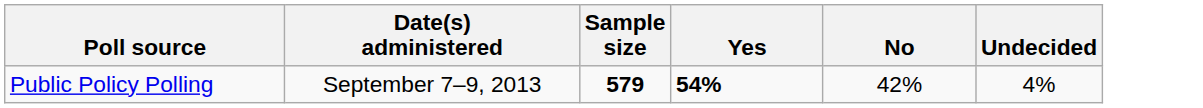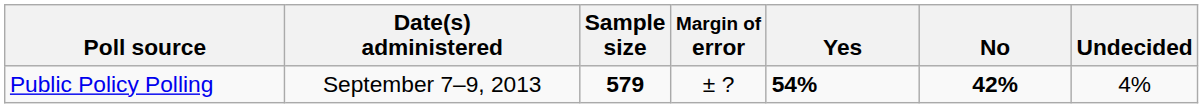+ column: (719, 36)
(899, 84) normal -> (995, 84) bold
